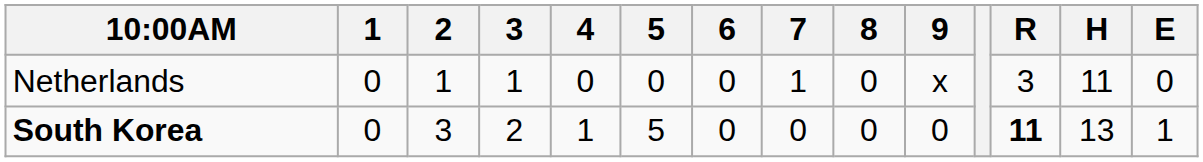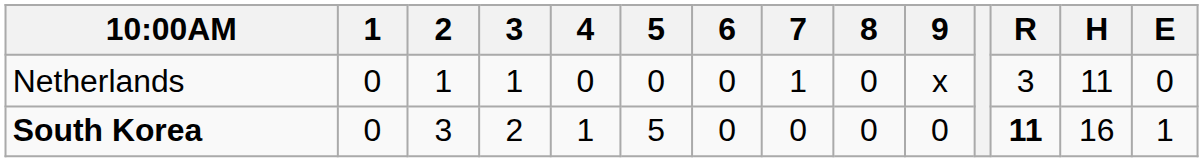(1097, 130) 13 -> (1097, 130) 16
